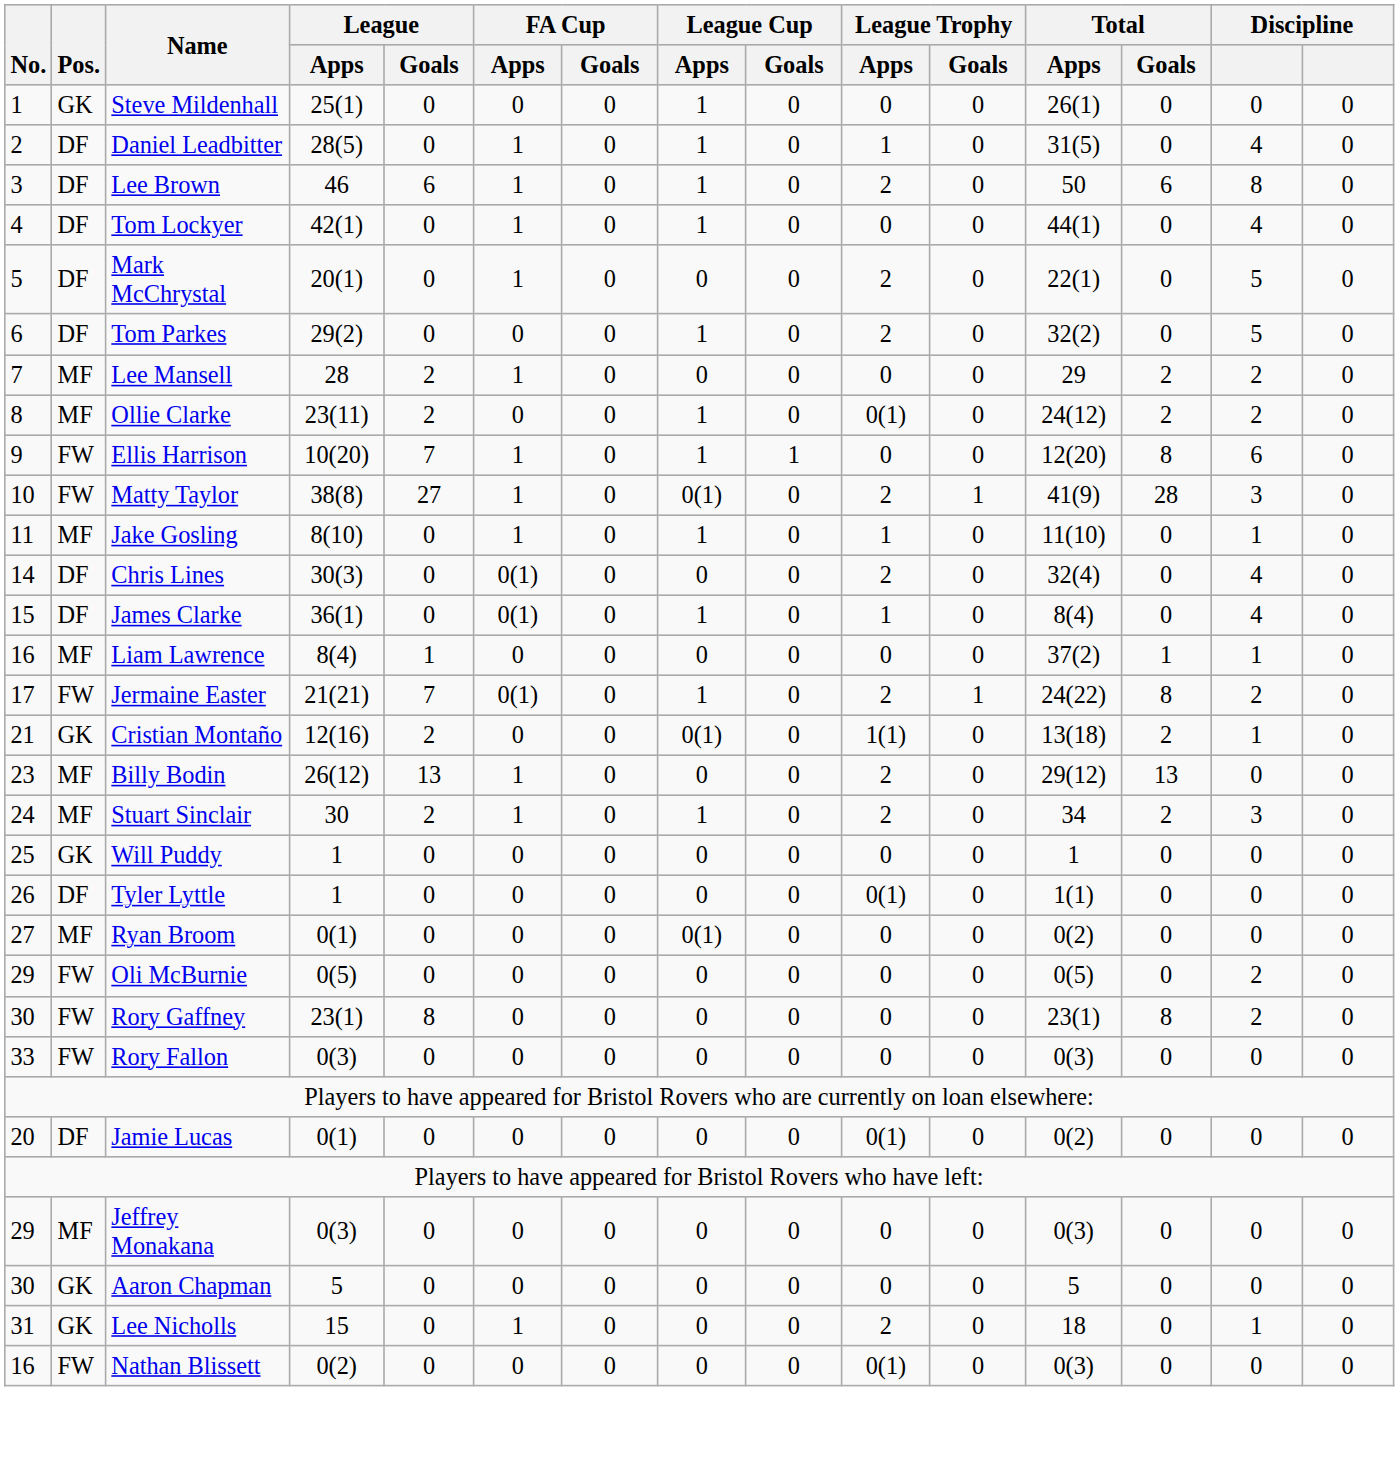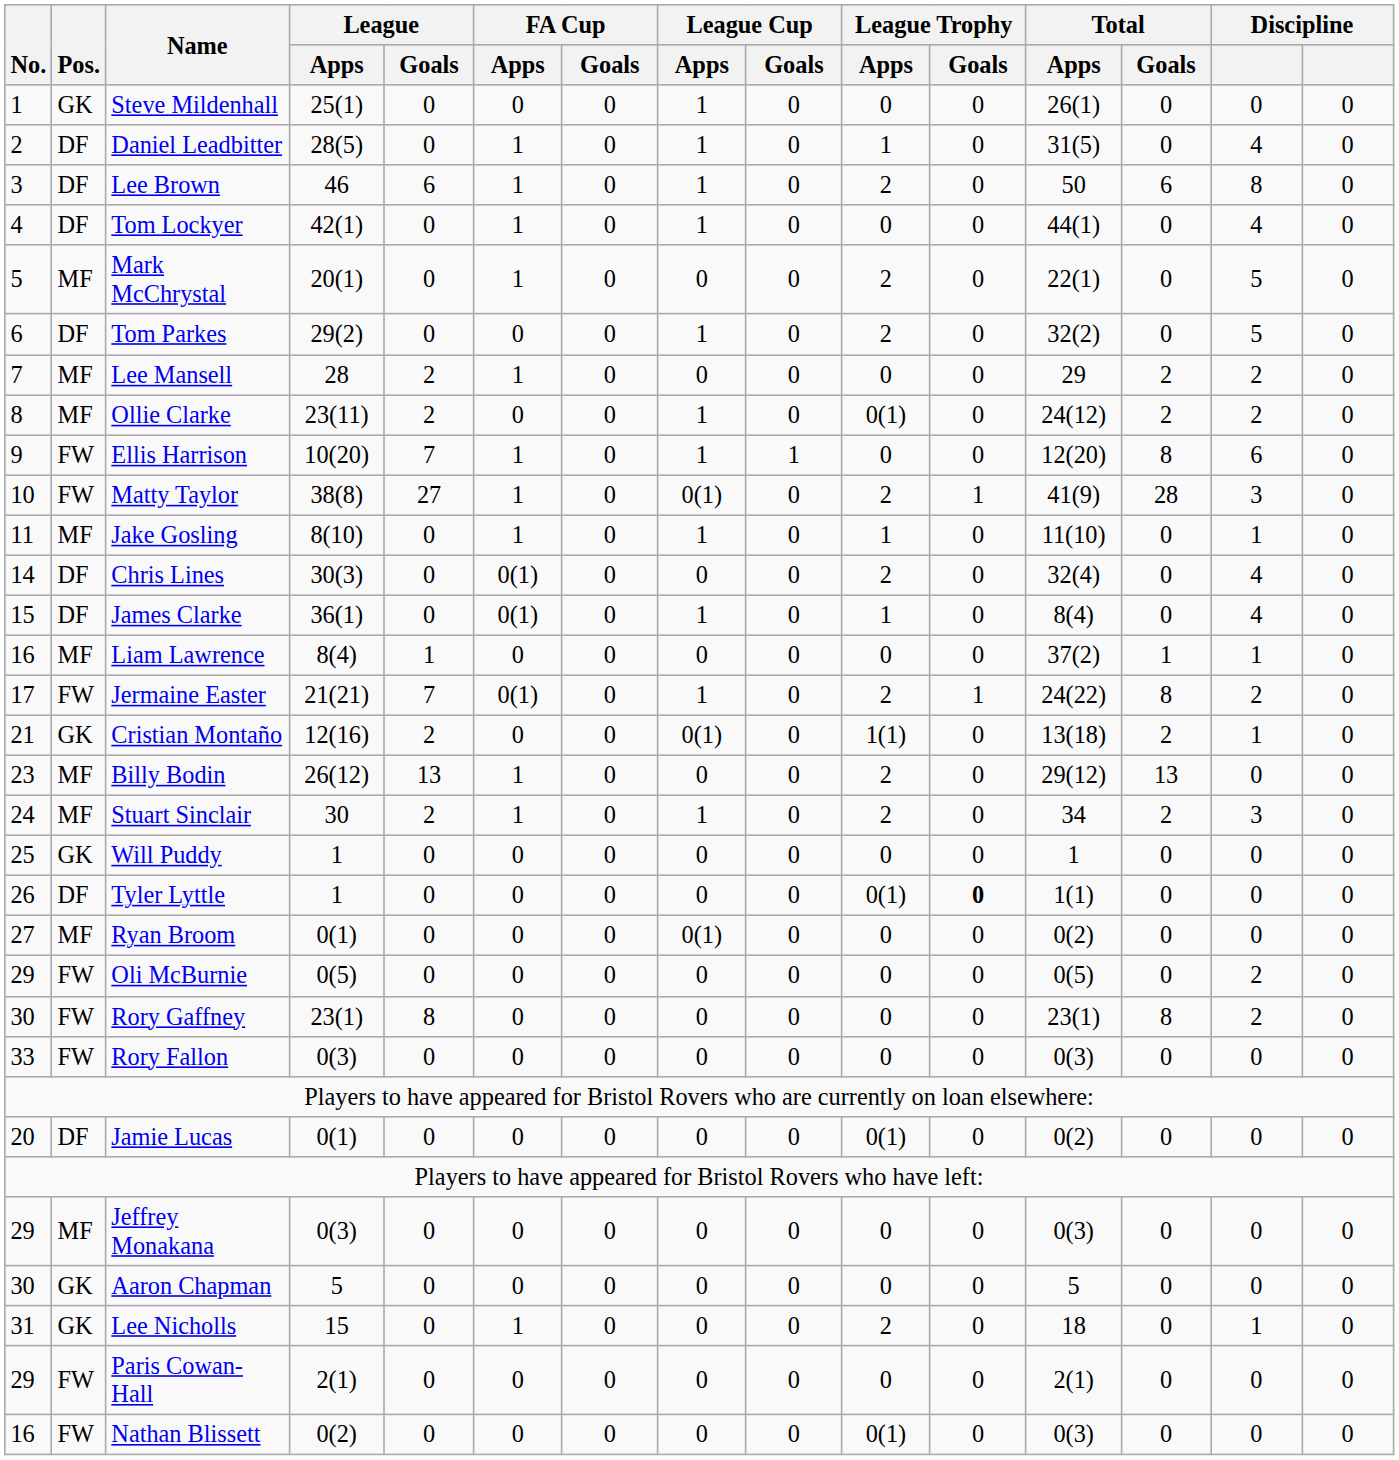(73, 279) DF -> (75, 279) MF
(978, 895) normal -> (978, 895) bold
+ row: (177, 1379)
